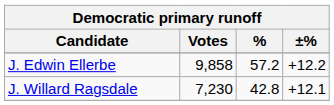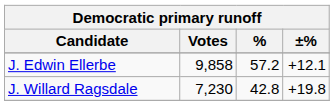(307, 65) +12.2 -> (307, 65) +12.1
(307, 89) +12.1 -> (307, 89) +19.8
